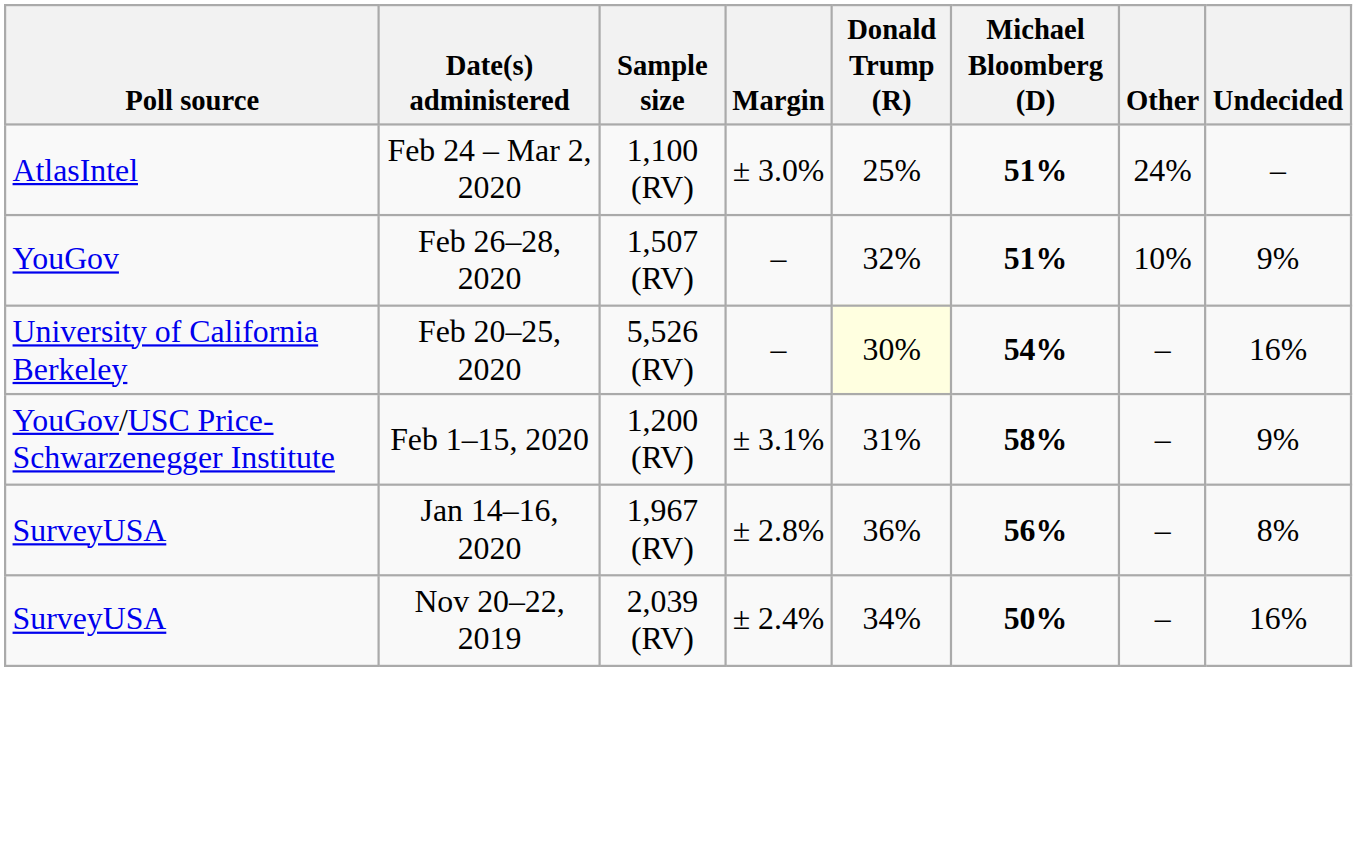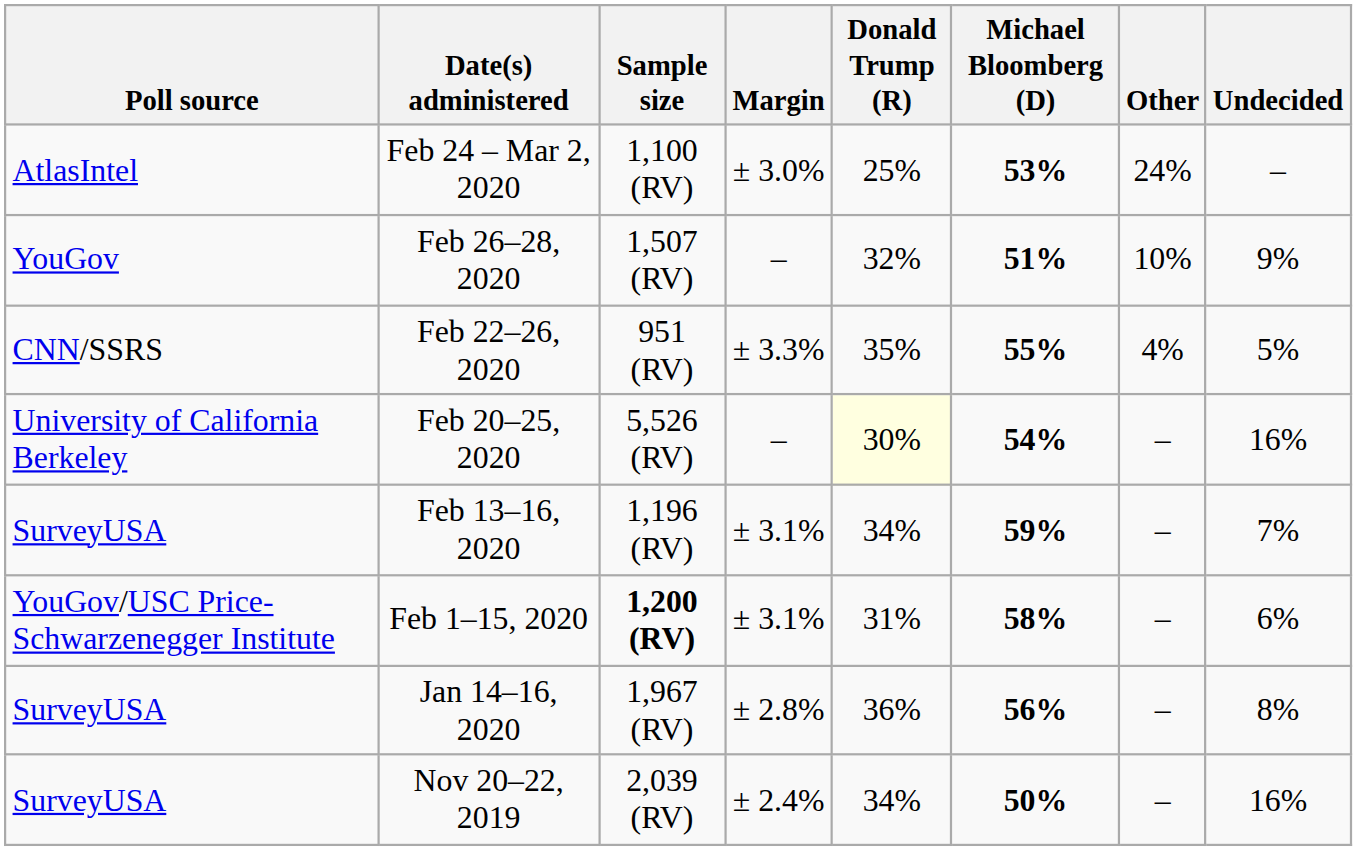(1035, 169) 51% -> (1036, 169) 53%
+ row: (489, 349)
+ row: (489, 529)
(662, 439) normal -> (662, 619) bold
(1278, 439) 9% -> (1278, 619) 6%
